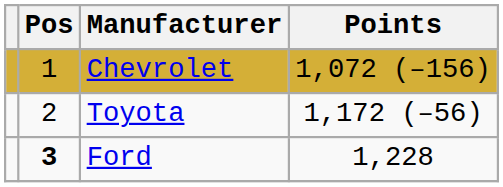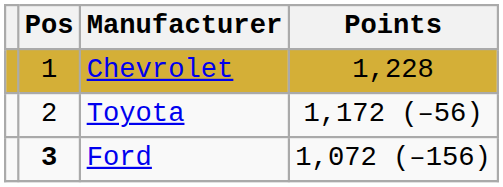(393, 71) 1,072 (–156) -> (393, 71) 1,228
(393, 159) 1,228 -> (393, 159) 1,072 (–156)
